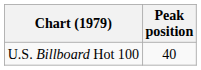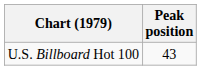(169, 53) 40 -> (169, 53) 43
